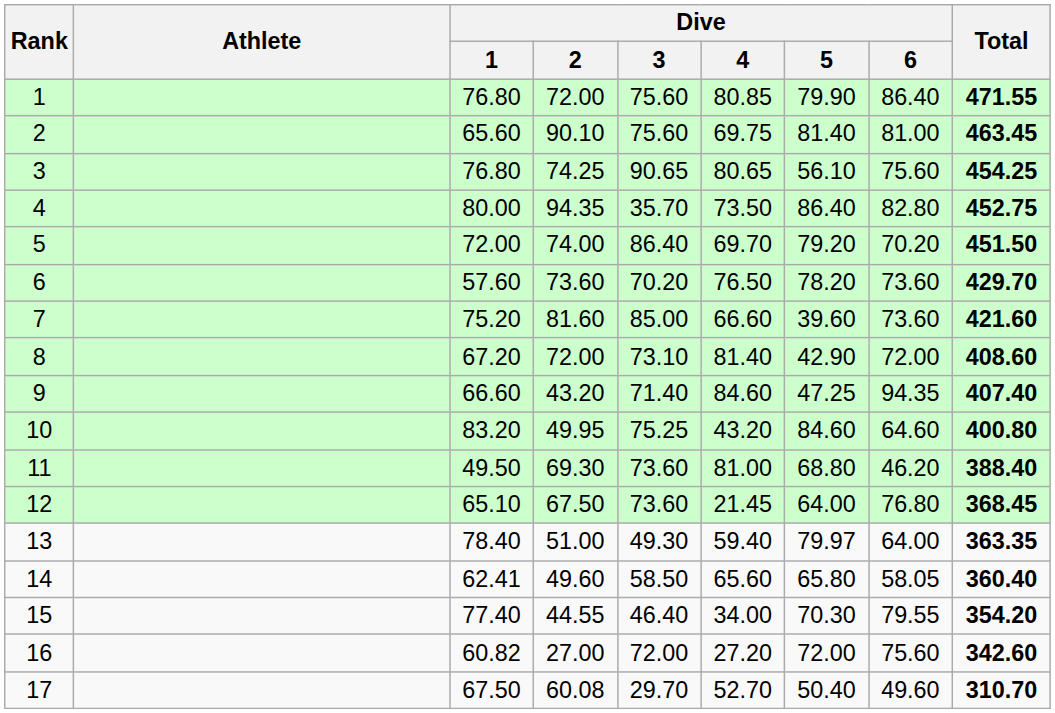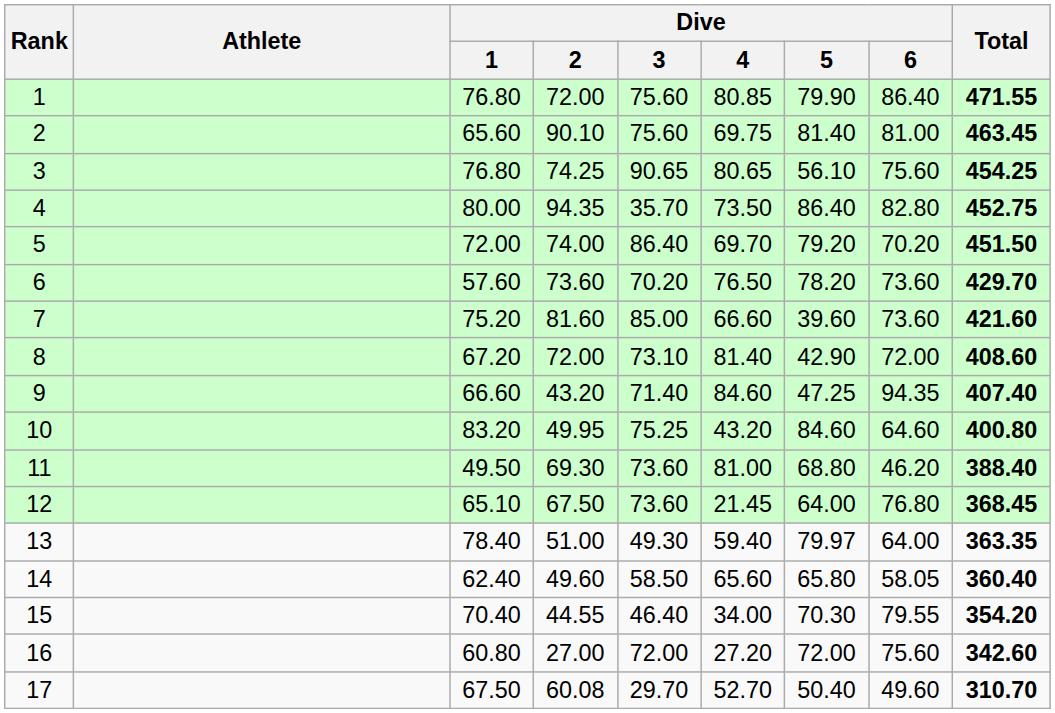(492, 578) 62.41 -> (492, 578) 62.40
(492, 615) 77.40 -> (492, 615) 70.40
(492, 652) 60.82 -> (492, 652) 60.80
